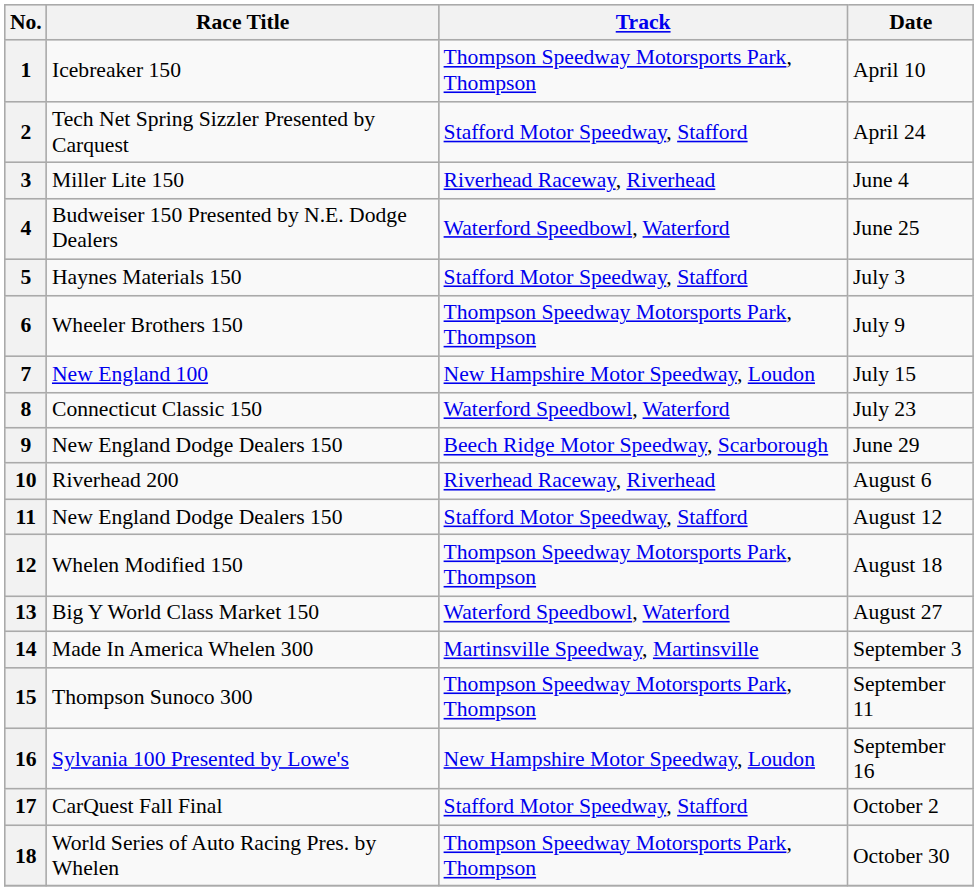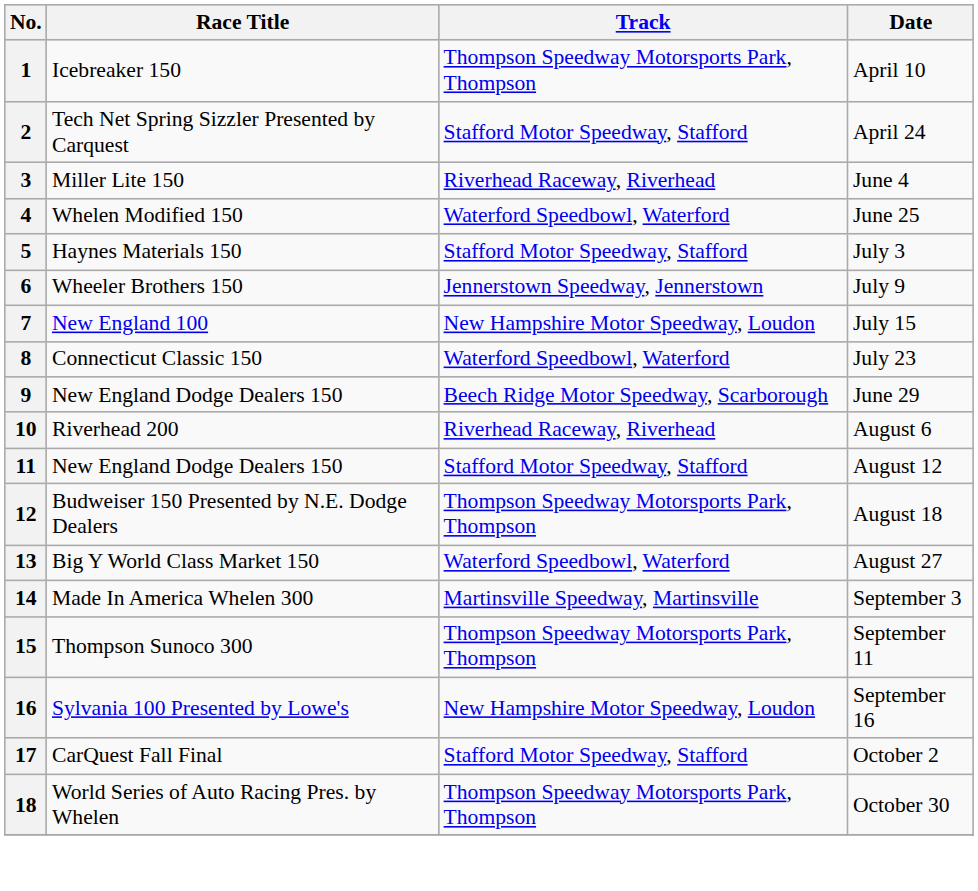(229, 228) Budweiser 150 Presented by N.E. Dodge Dealers -> (147, 215) Whelen Modified 150
(618, 325) Thompson Speedway Motorsports Park, Thompson -> (603, 286) Jennerstown Speedway, Jennerstown
(147, 564) Whelen Modified 150 -> (229, 513) Budweiser 150 Presented by N.E. Dodge Dealers
